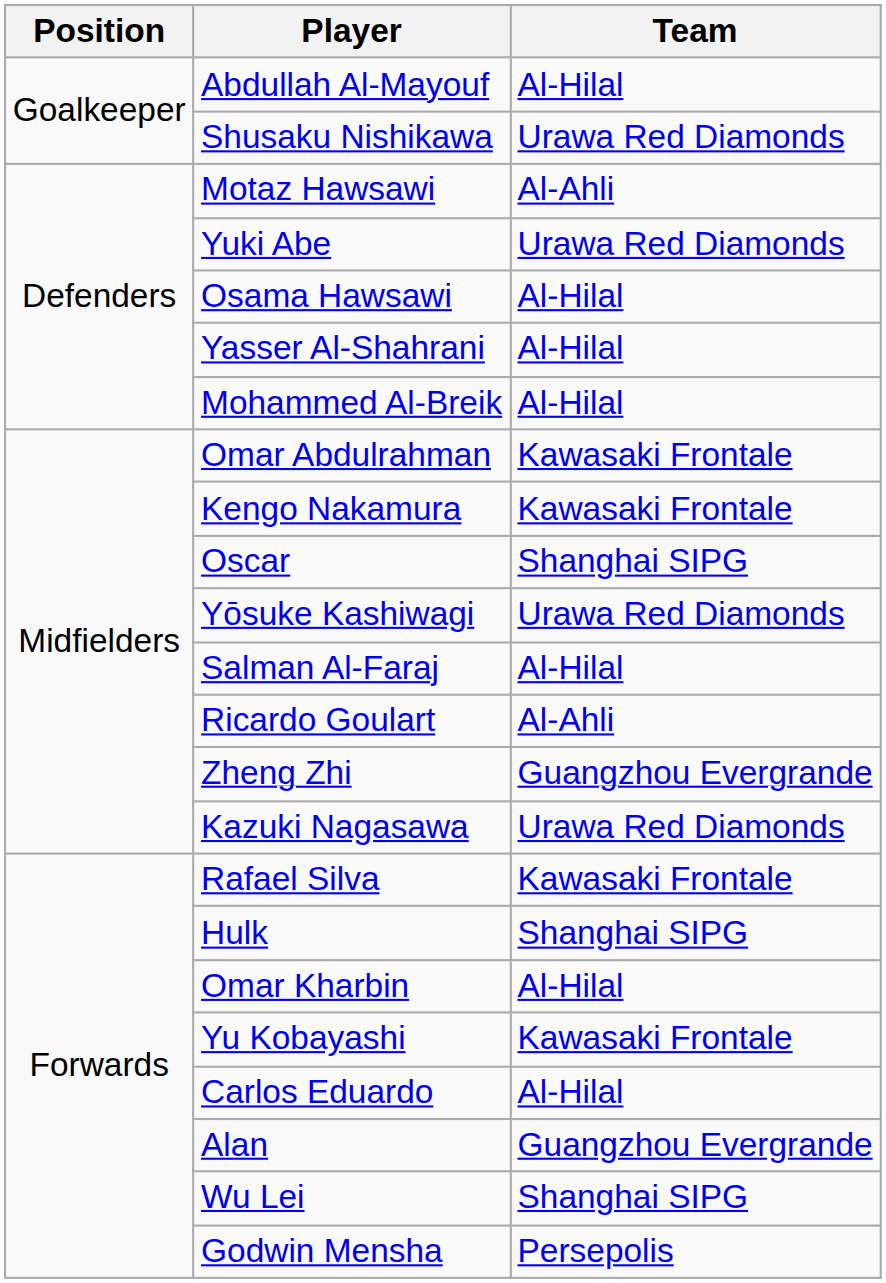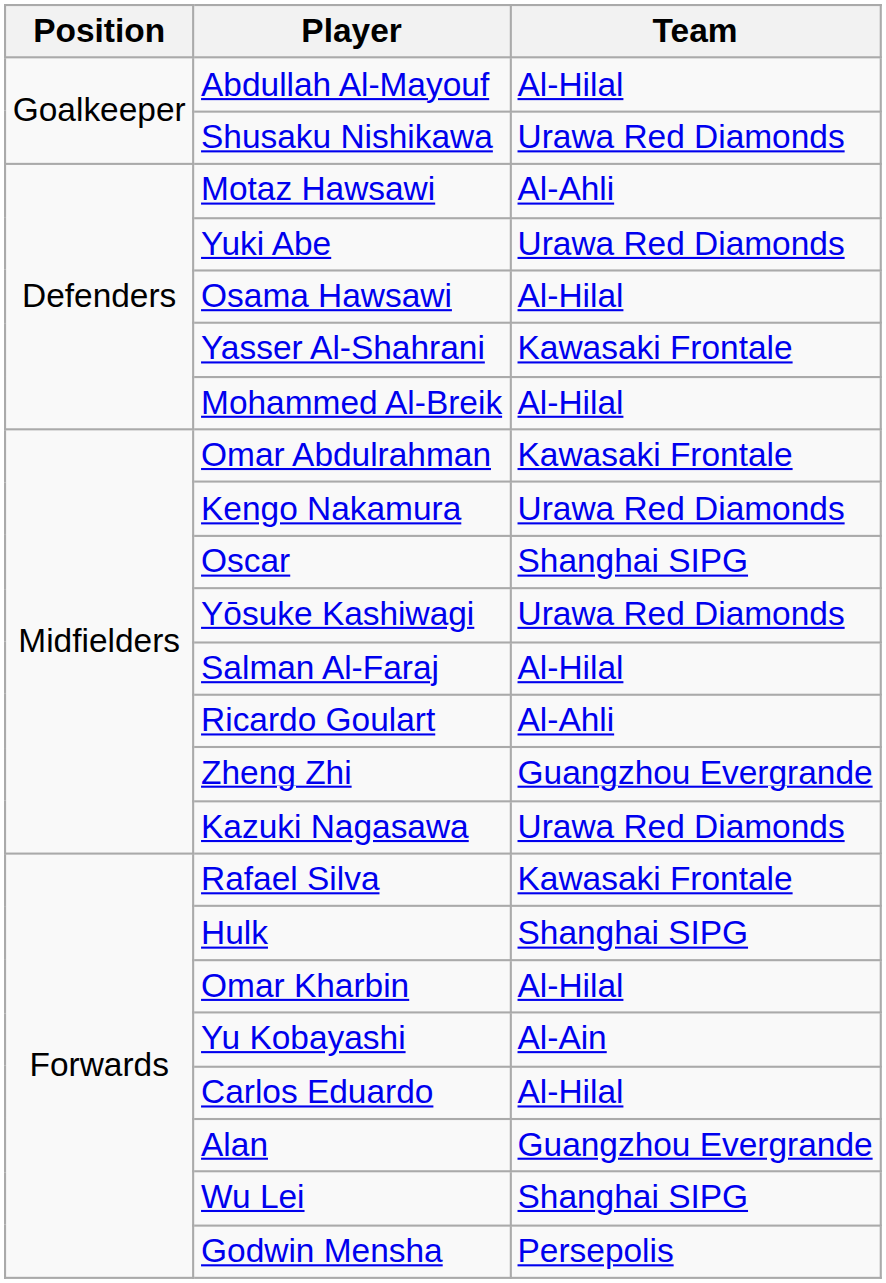(570, 349) Al-Hilal -> (655, 349) Kawasaki Frontale
(655, 508) Kawasaki Frontale -> (681, 508) Urawa Red Diamonds
(655, 1038) Kawasaki Frontale -> (562, 1038) Al-Ain
